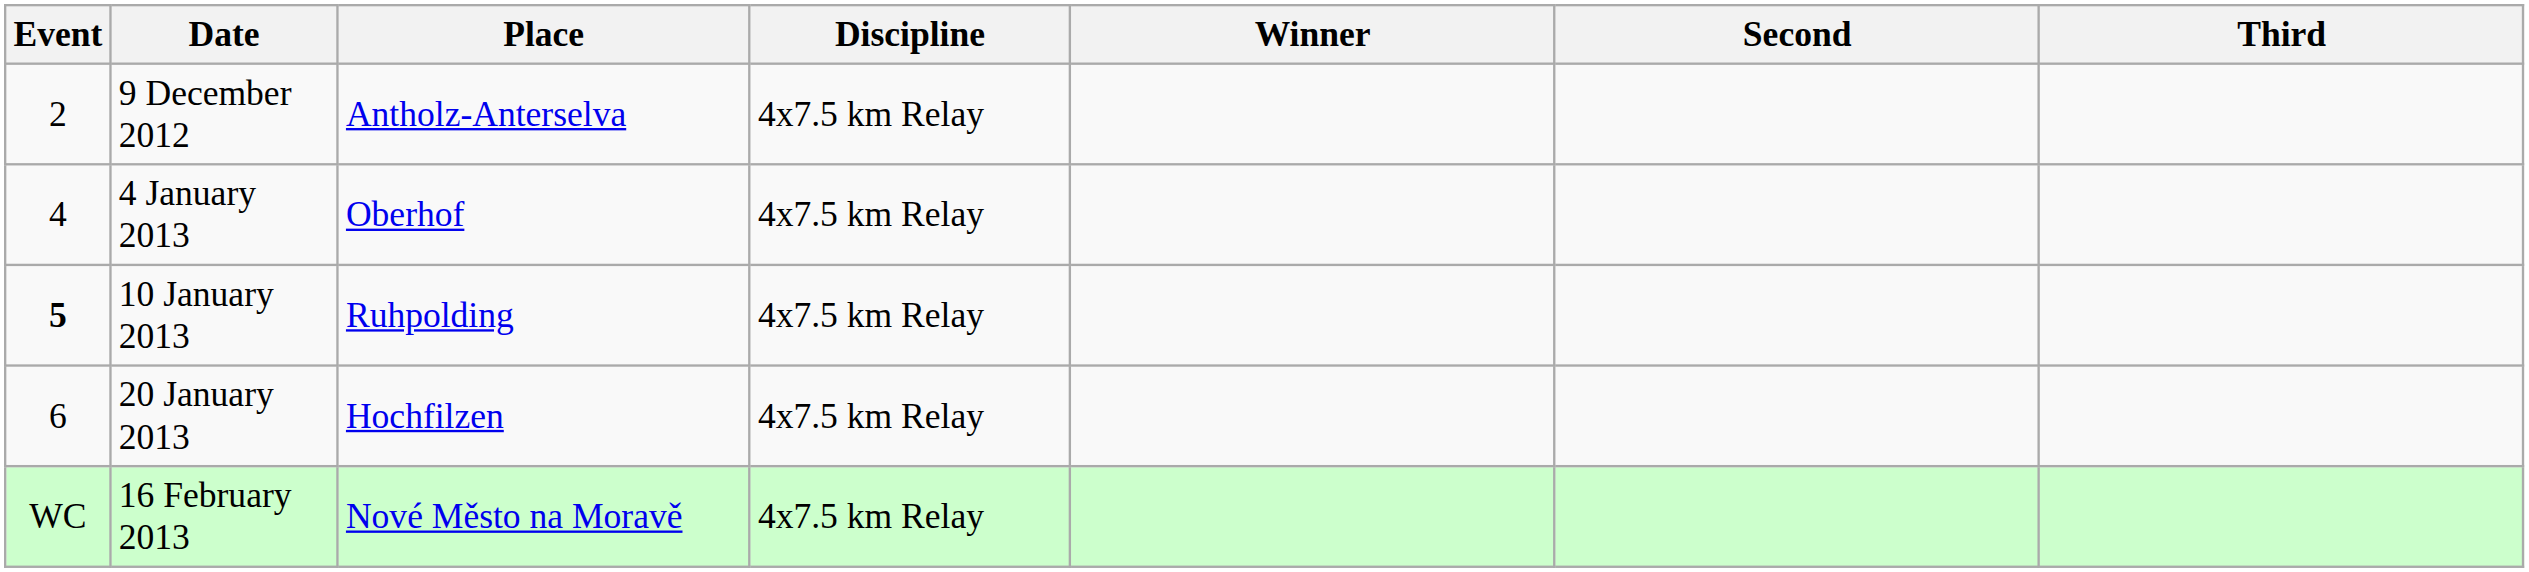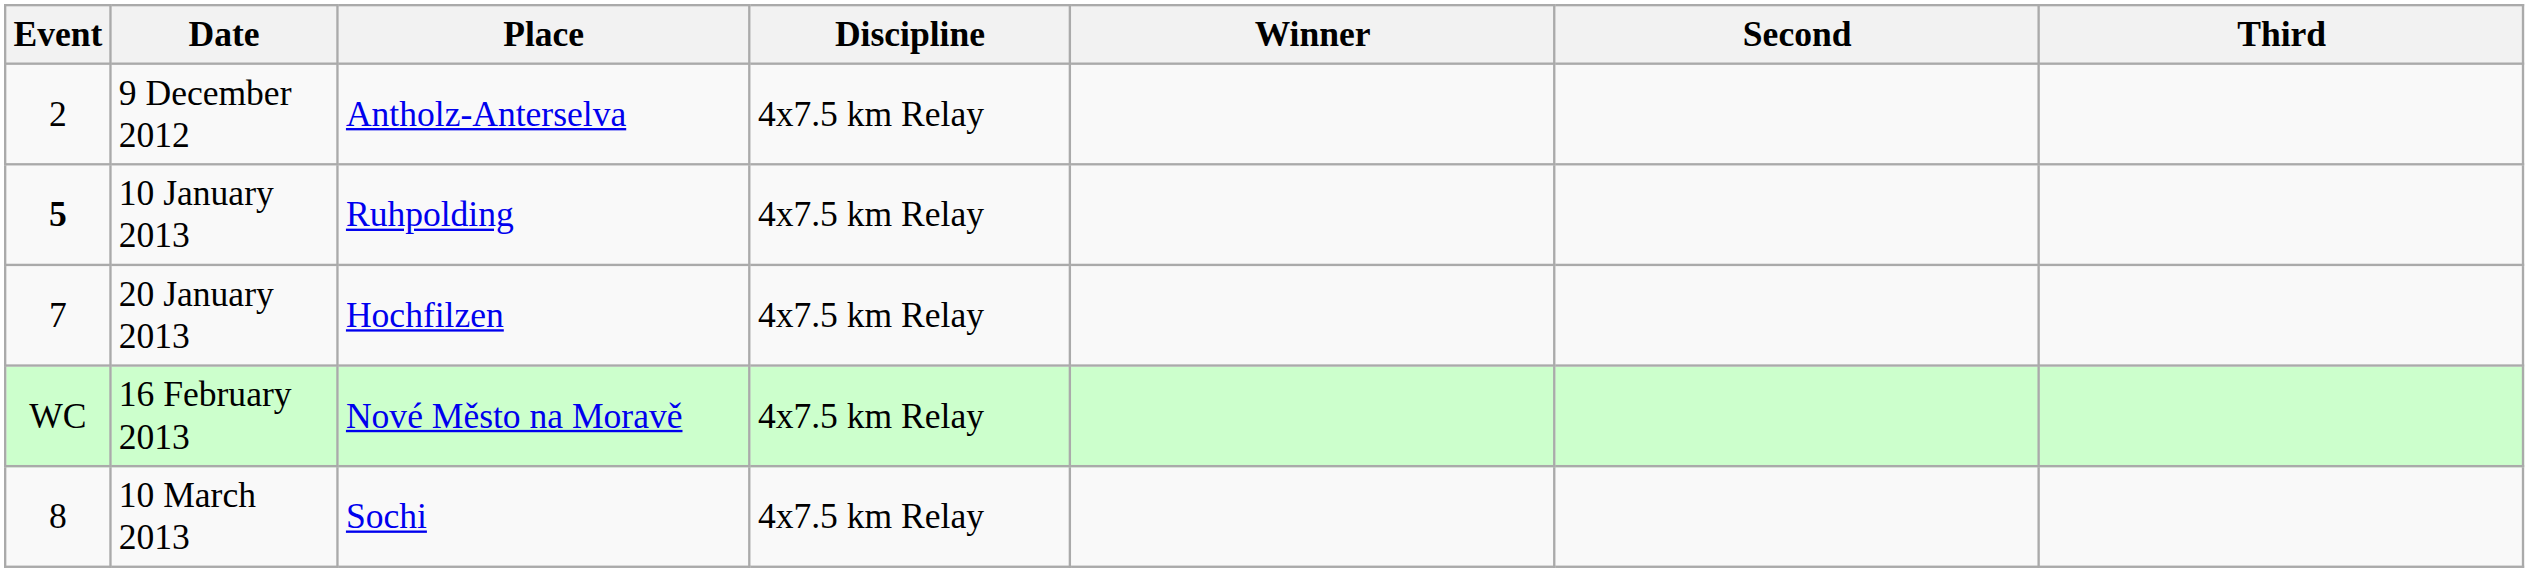- row: (187, 214)
(58, 416) 6 -> (58, 315) 7
+ row: (187, 516)
